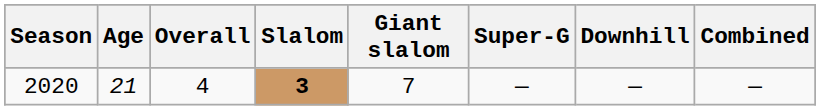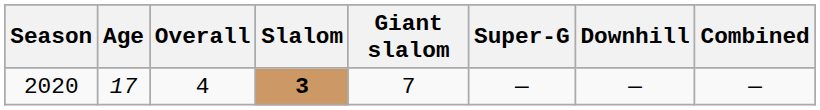(124, 87) 21 -> (124, 87) 17
